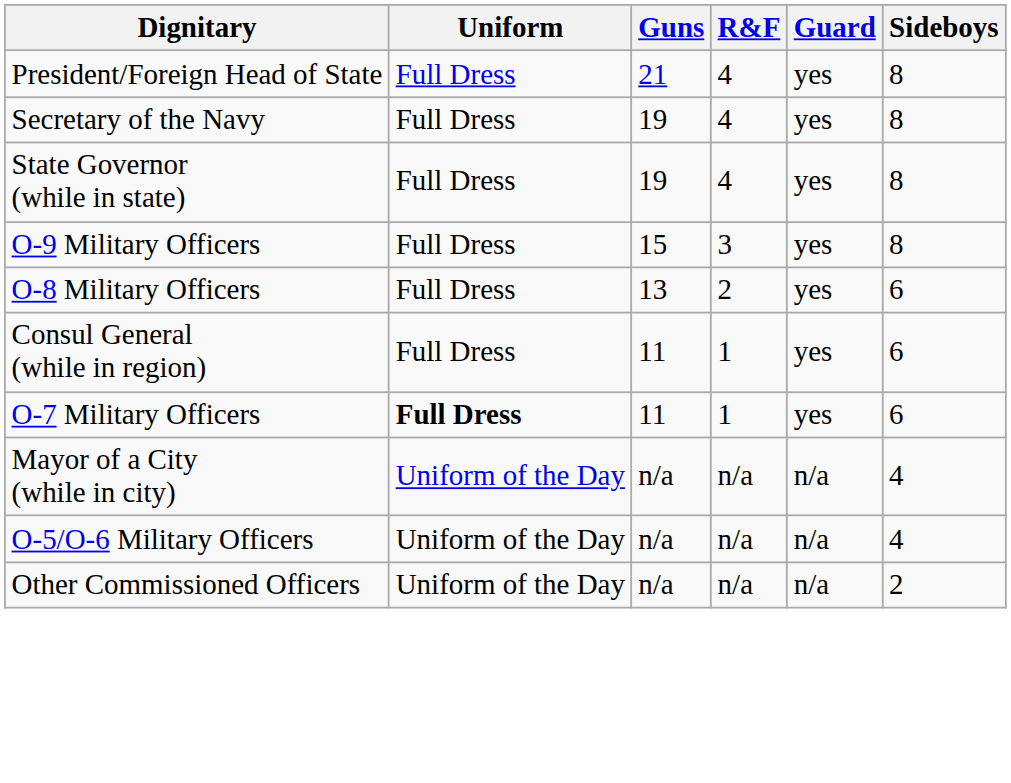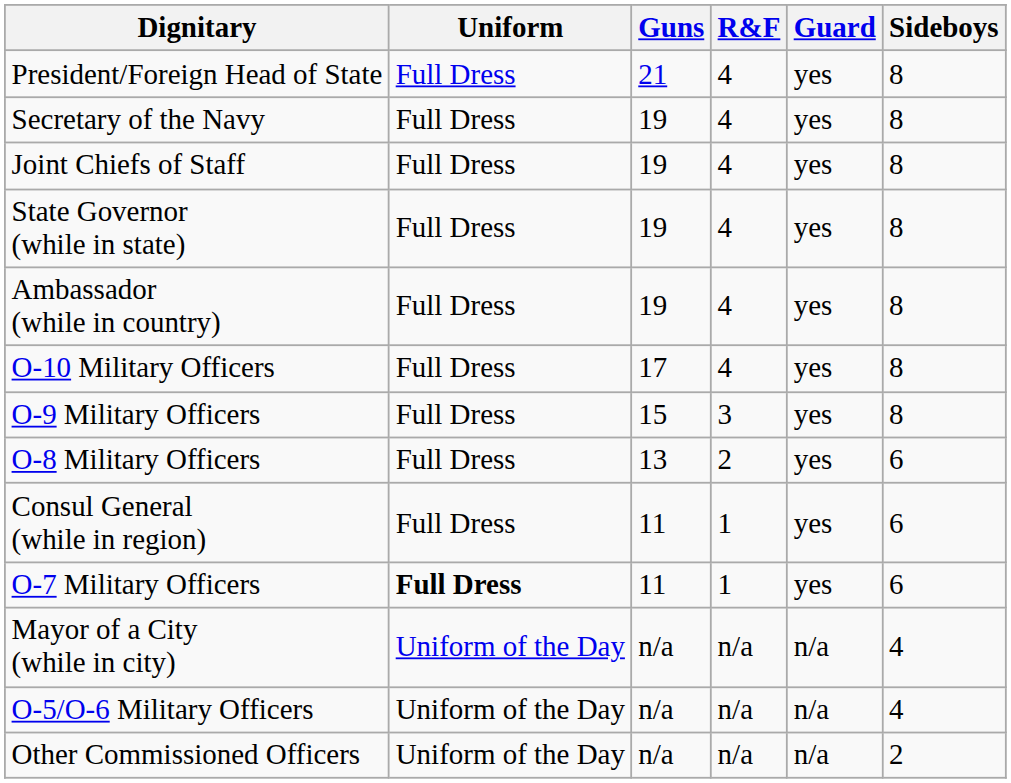+ row: (128, 165)
+ row: (116, 305)
+ row: (143, 368)
